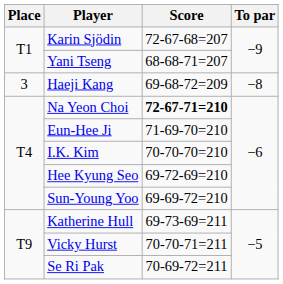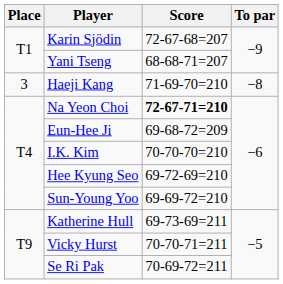(187, 84) 69-68-72=209 -> (187, 84) 71-69-70=210
(187, 130) 71-69-70=210 -> (187, 130) 69-68-72=209
